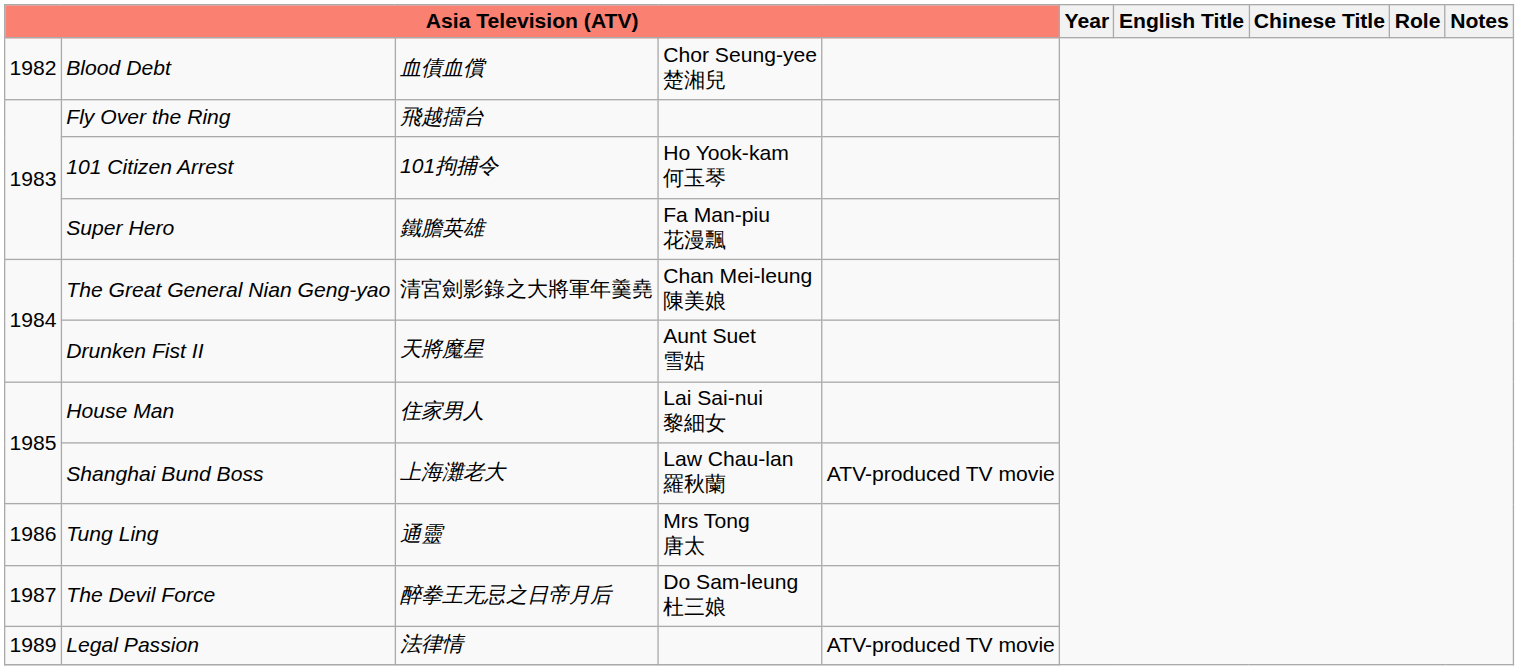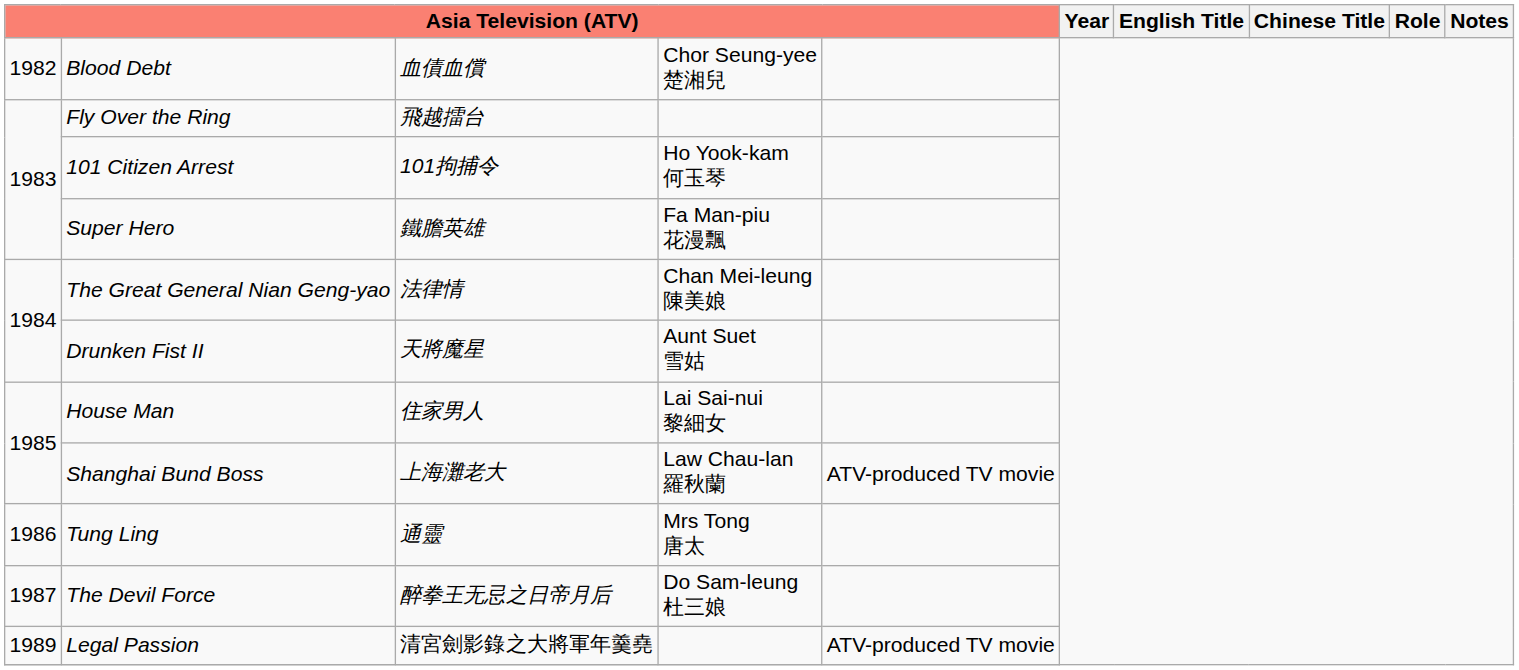(527, 289) 清宮劍影錄之大將軍年羹堯 -> (432, 289) 法律情
(432, 644) 法律情 -> (527, 644) 清宮劍影錄之大將軍年羹堯
